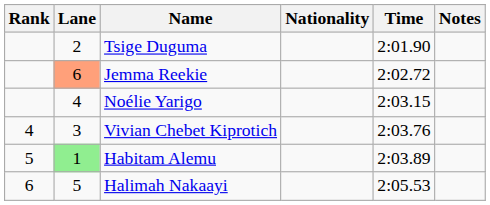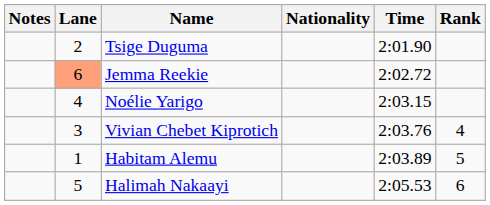columns swapped: (29, 18) <-> (460, 18)
(77, 158) lightgreen background -> (78, 158) no background
